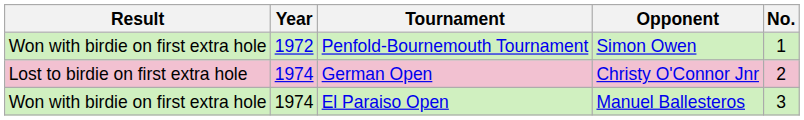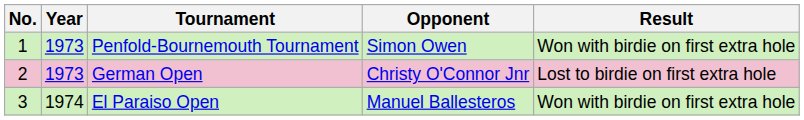columns swapped: (781, 19) <-> (138, 19)
(294, 46) 1972 -> (64, 46) 1973
(294, 74) 1974 -> (64, 74) 1973
